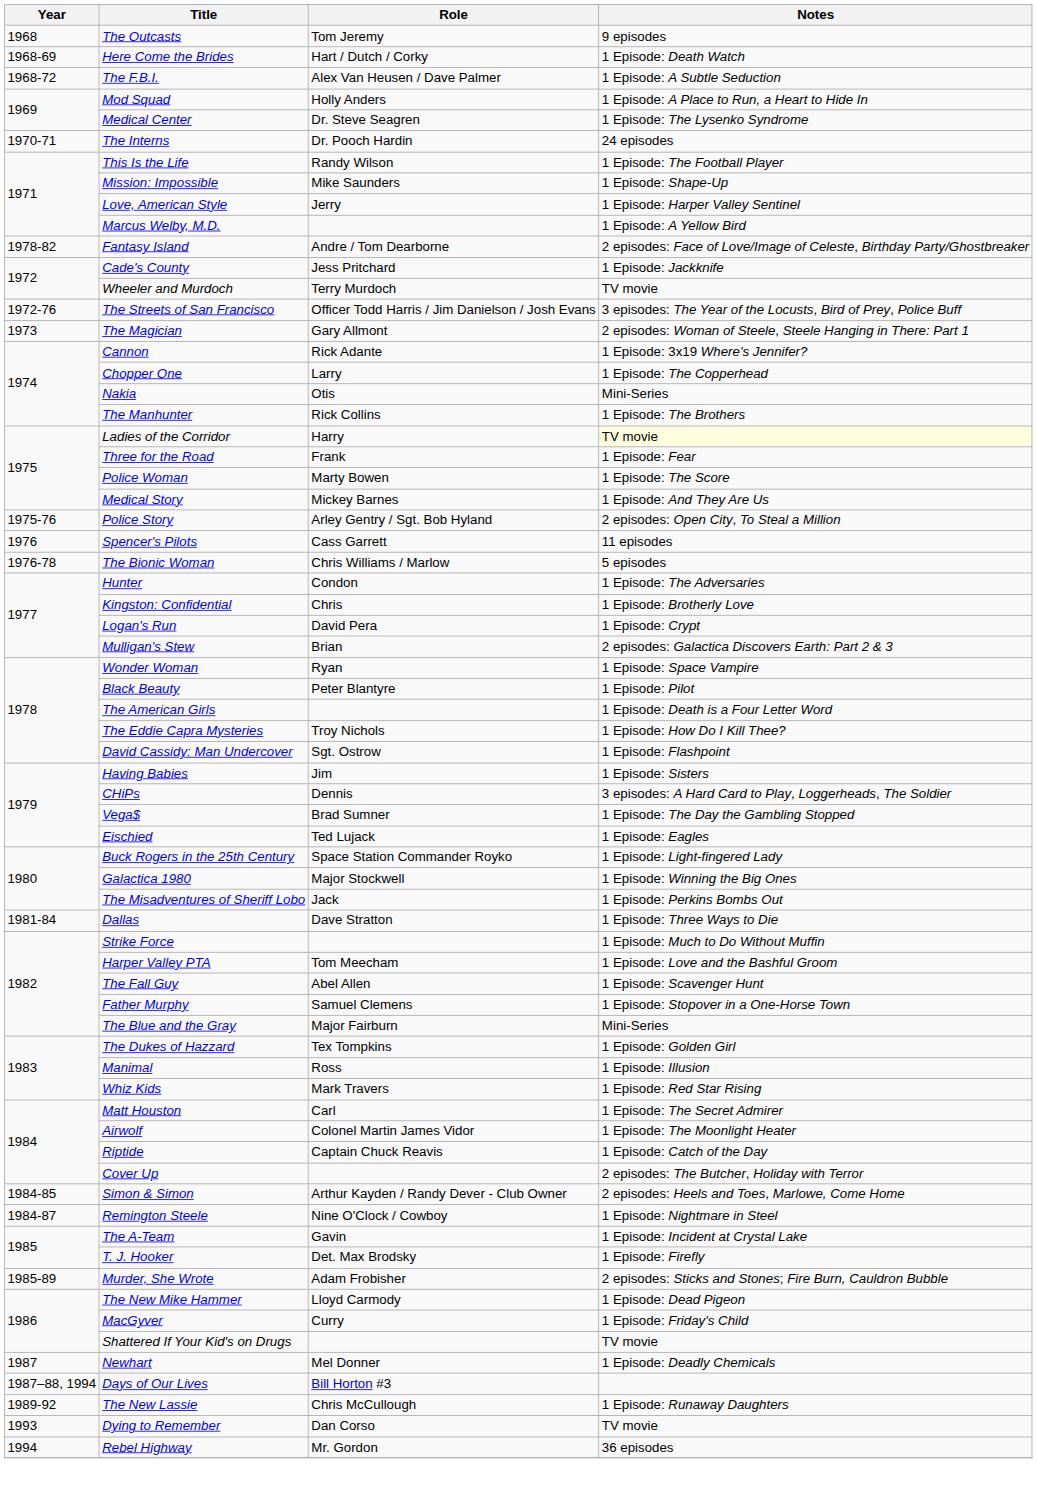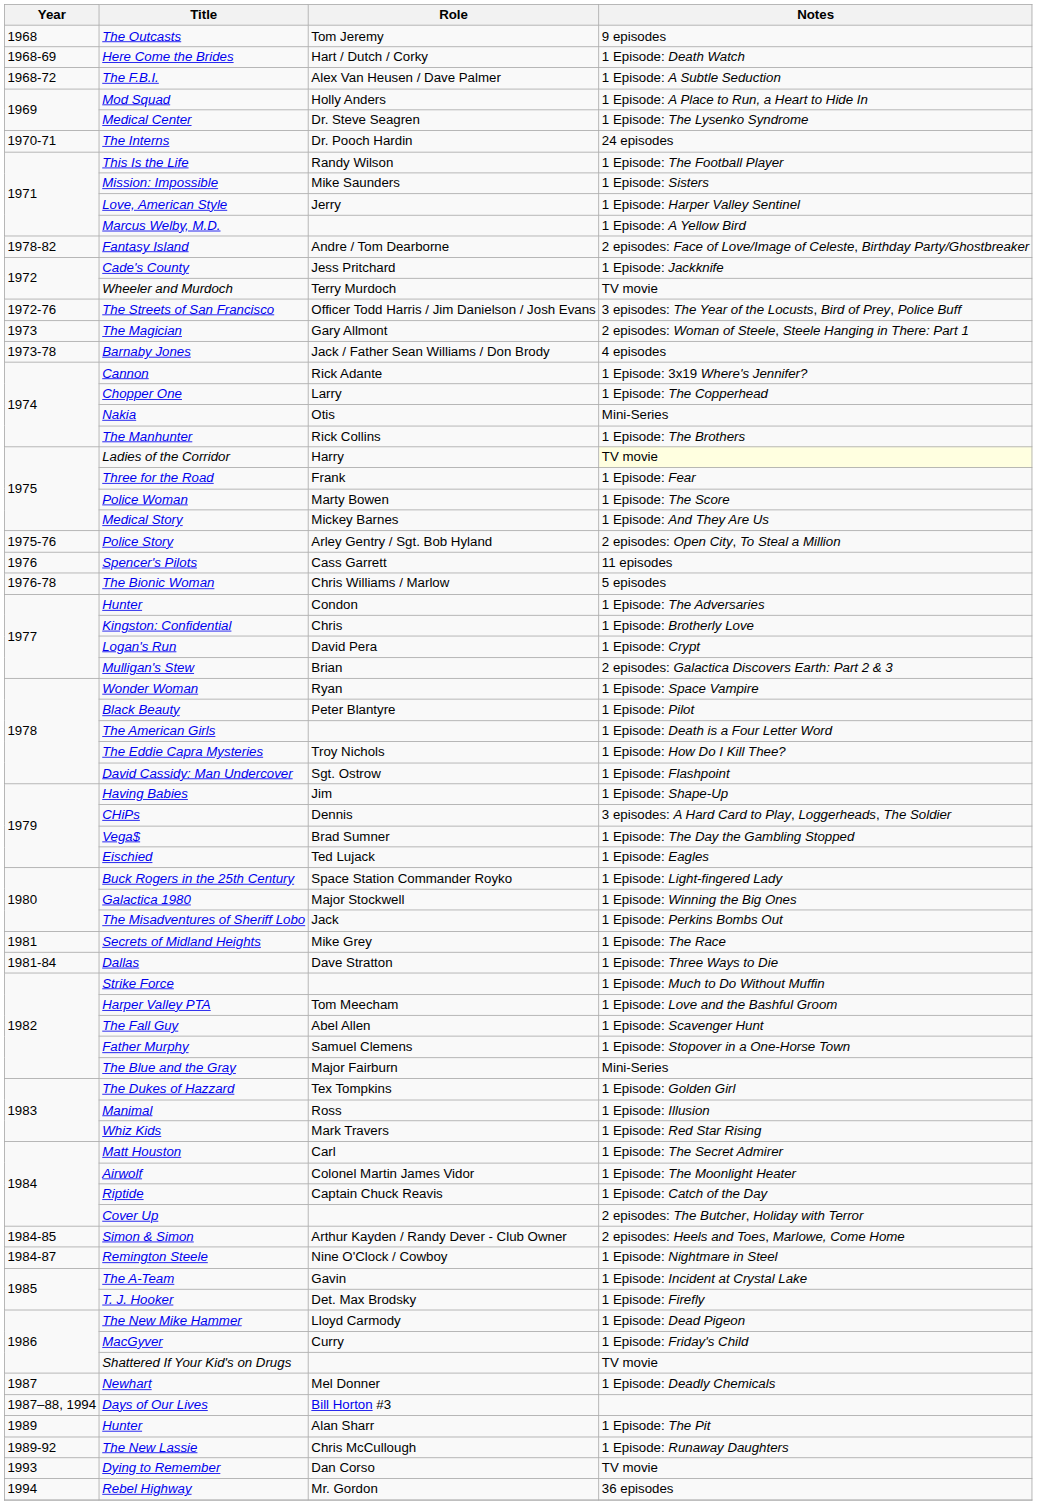(665, 183) 1 Episode: Shape-Up -> (655, 183) 1 Episode: Sisters
+ row: (147, 352)
(655, 773) 1 Episode: Sisters -> (665, 794) 1 Episode: Shape-Up
+ row: (182, 941)
- row: (158, 1278)
+ row: (122, 1426)
